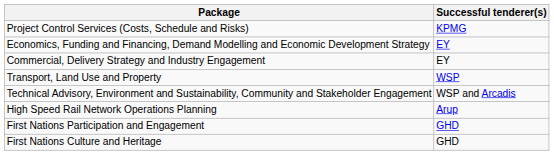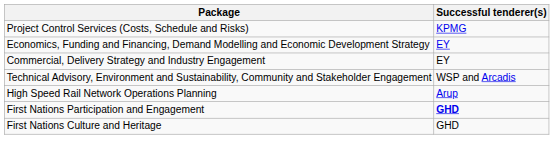- row: (84, 77)
(448, 126) normal -> (448, 110) bold
